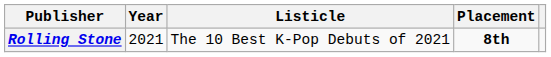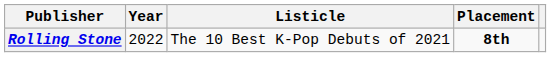(146, 40) 2021 -> (146, 40) 2022
